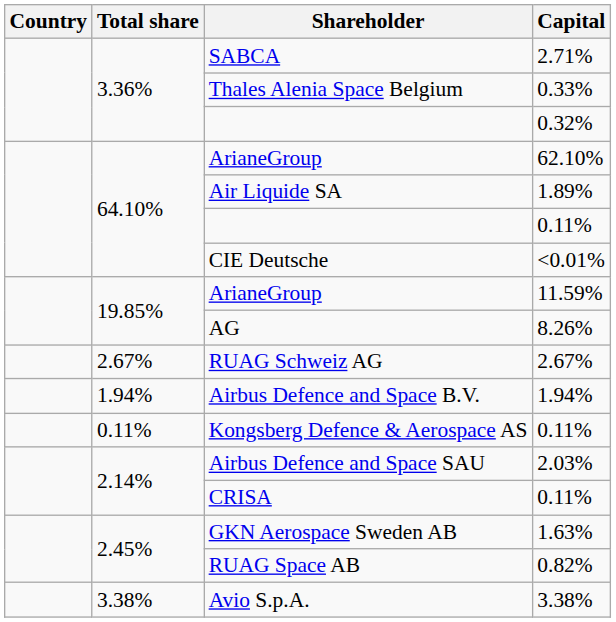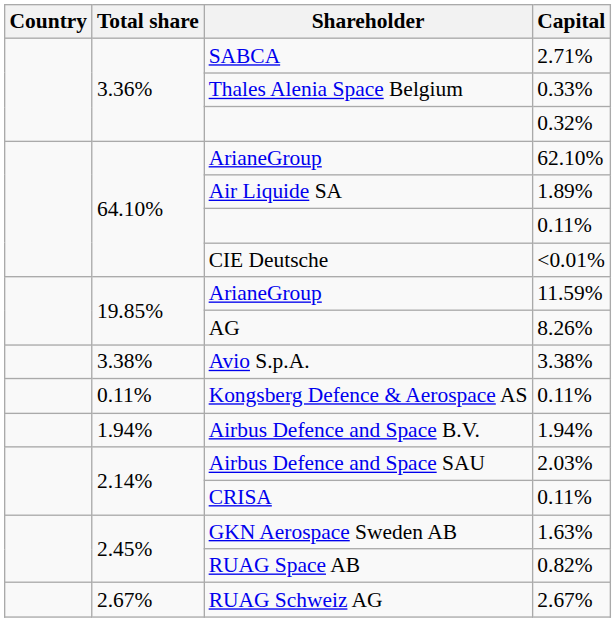rows swapped: (259, 599) <-> (296, 361)
rows swapped: (344, 395) <-> (368, 429)
